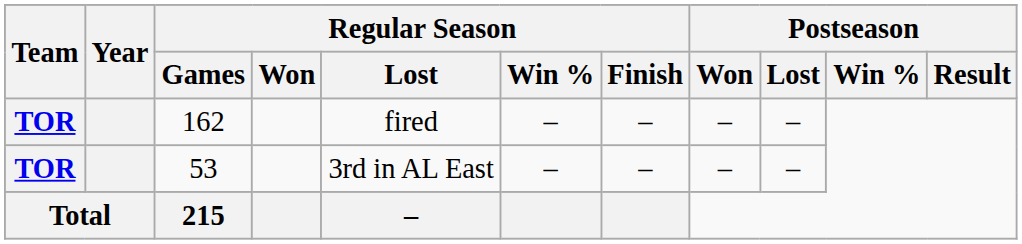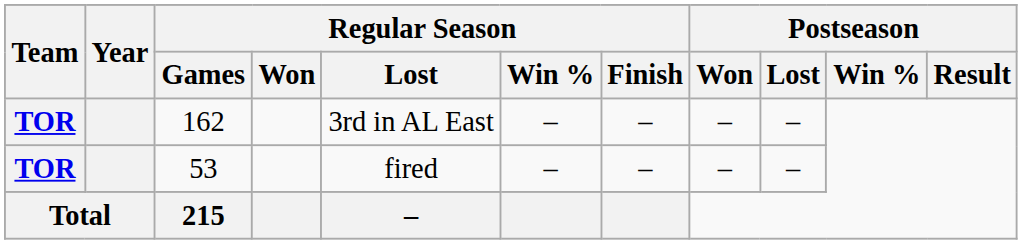(411, 121) fired -> (411, 121) 3rd in AL East
(411, 168) 3rd in AL East -> (411, 168) fired
